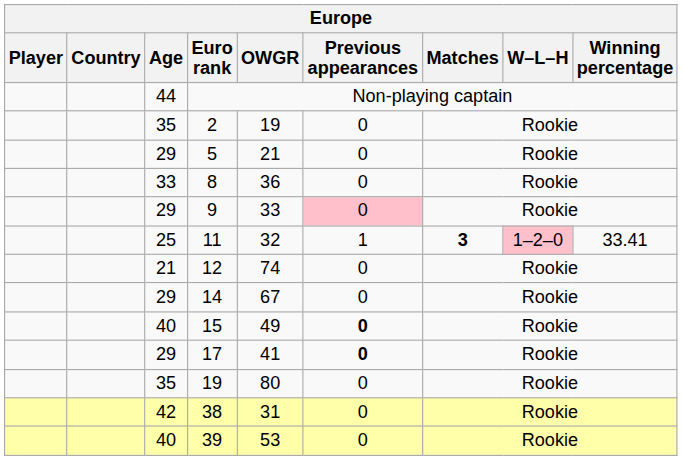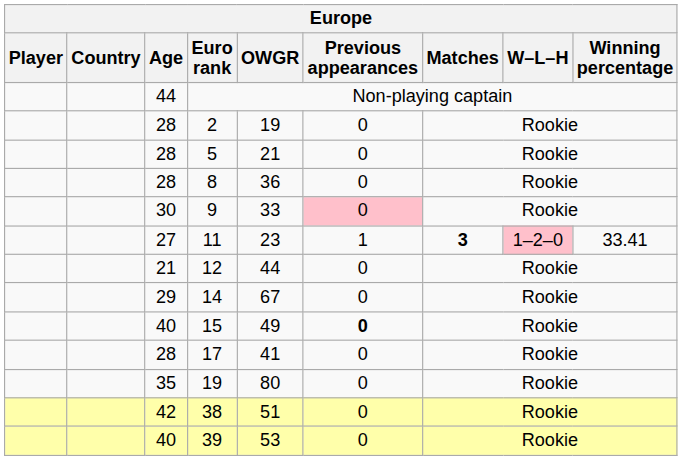(166, 125) 35 -> (166, 125) 28
(166, 153) 29 -> (166, 153) 28
(166, 182) 33 -> (166, 182) 28
(166, 211) 29 -> (166, 211) 30
(166, 239) 25 -> (166, 239) 27
(270, 239) 32 -> (270, 239) 23
(270, 268) 74 -> (270, 268) 44
(166, 354) 29 -> (166, 354) 28
(363, 354) bold -> (363, 354) normal
(270, 411) 31 -> (270, 411) 51
